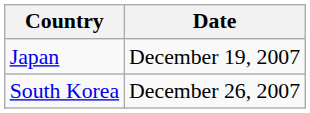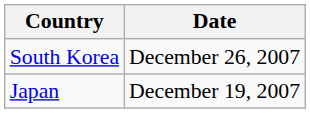rows swapped: (34, 56) <-> (64, 90)
